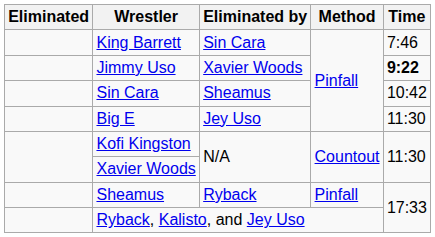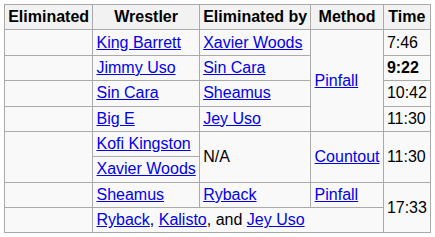(234, 42) Sin Cara -> (253, 42) Xavier Woods
(253, 67) Xavier Woods -> (234, 67) Sin Cara
